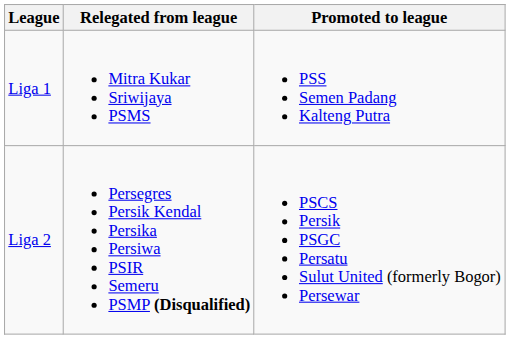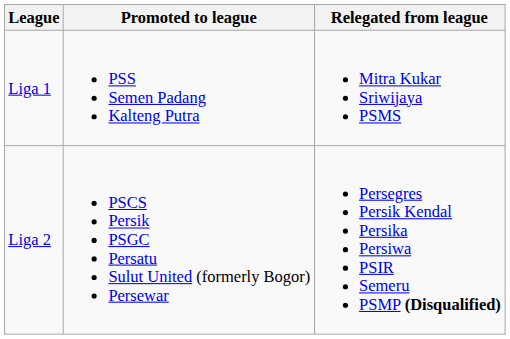columns swapped: (379, 17) <-> (159, 17)
